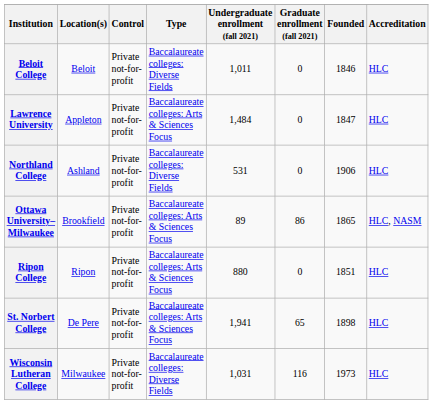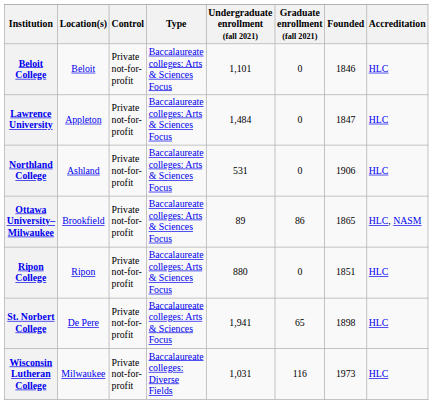(176, 69) Baccalaureate colleges: Diverse Fields -> (176, 69) Baccalaureate colleges: Arts & Sciences Focus
(240, 69) 1,011 -> (240, 69) 1,101
(176, 171) Baccalaureate colleges: Diverse Fields -> (176, 171) Baccalaureate colleges: Arts & Sciences Focus
